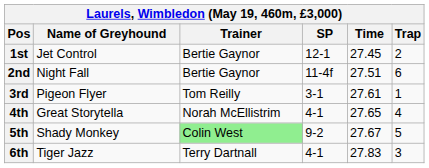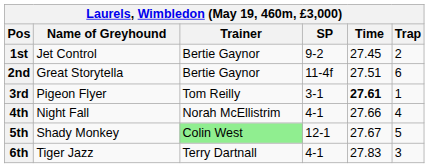(318, 53) 12-1 -> (314, 53) 9-2
(63, 73) Night Fall -> (80, 73) Great Storytella
(366, 93) normal -> (366, 93) bold
(80, 113) Great Storytella -> (63, 113) Night Fall
(366, 113) 27.65 -> (366, 113) 27.66
(314, 133) 9-2 -> (318, 133) 12-1
